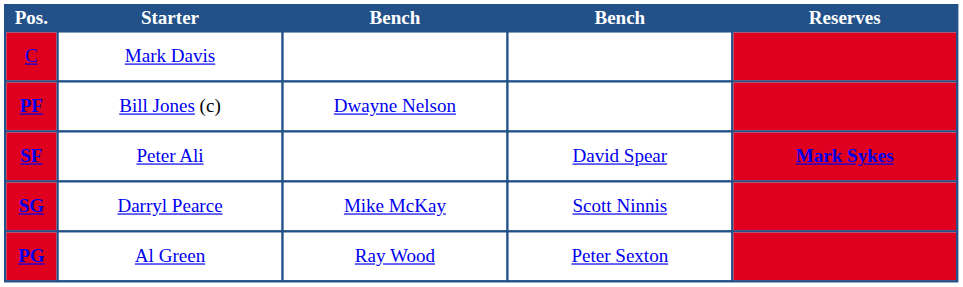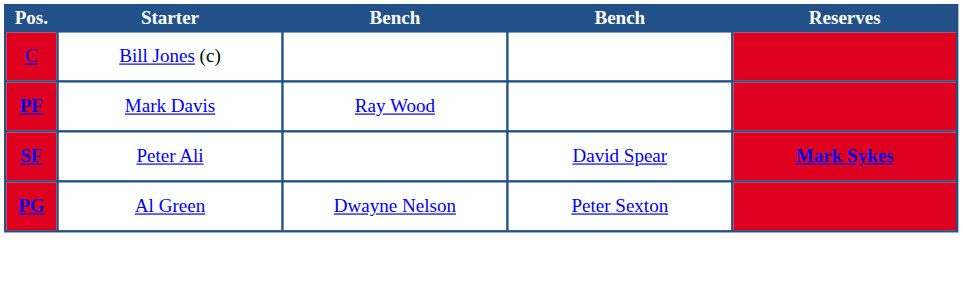(170, 56) Mark Davis -> (170, 56) Bill Jones (c)
(170, 106) Bill Jones (c) -> (170, 106) Mark Davis
(395, 106) Dwayne Nelson -> (395, 106) Ray Wood
- row: (31, 206)
(395, 256) Ray Wood -> (395, 206) Dwayne Nelson
